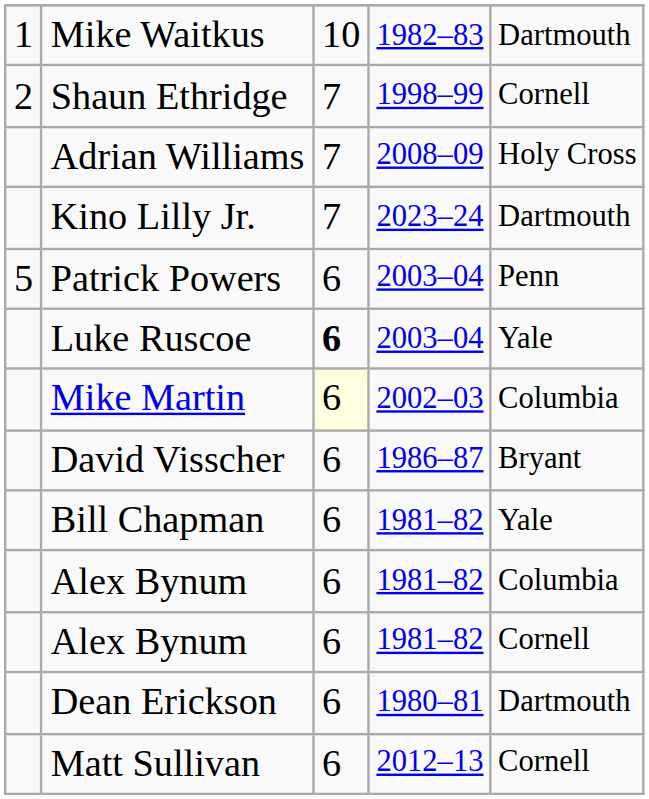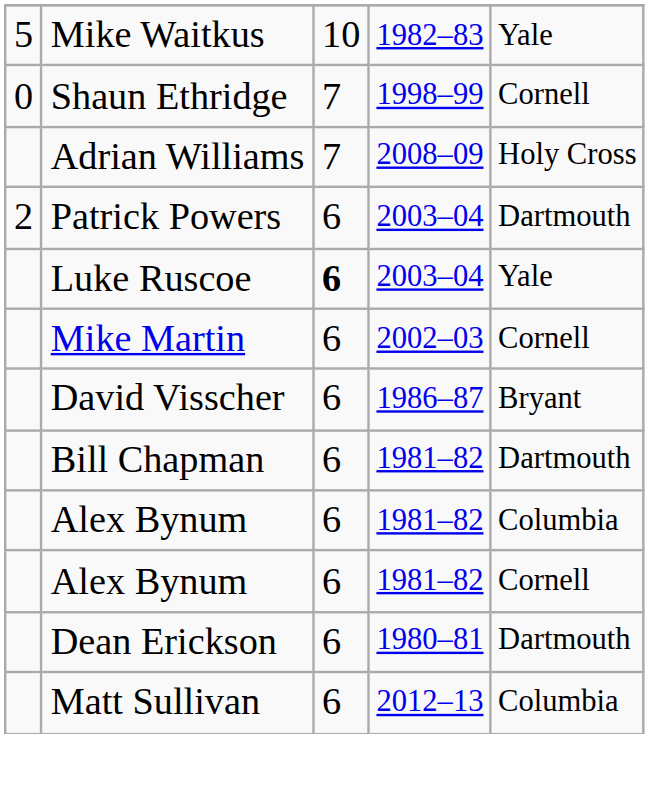(24, 34) 1 -> (24, 34) 5
(564, 34) Dartmouth -> (525, 34) Yale
(24, 95) 2 -> (24, 95) 0
- row: (153, 216)
(24, 277) 5 -> (24, 216) 2
(529, 277) Penn -> (564, 216) Dartmouth
(332, 398) lightyellow background -> (332, 338) no background
(558, 398) Columbia -> (544, 338) Cornell
(525, 519) Yale -> (564, 459) Dartmouth
(544, 762) Cornell -> (558, 701) Columbia
